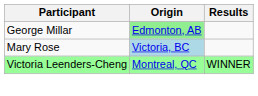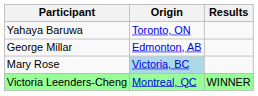+ row: (45, 30)
(167, 30) lightgreen background -> (167, 47) no background
